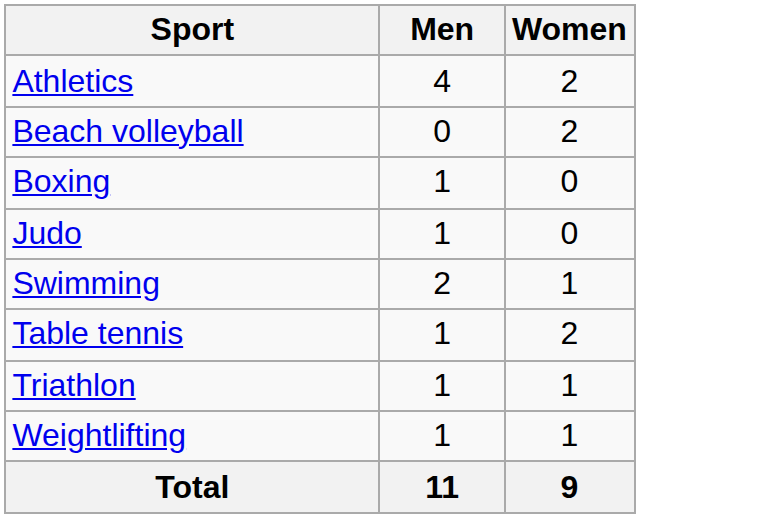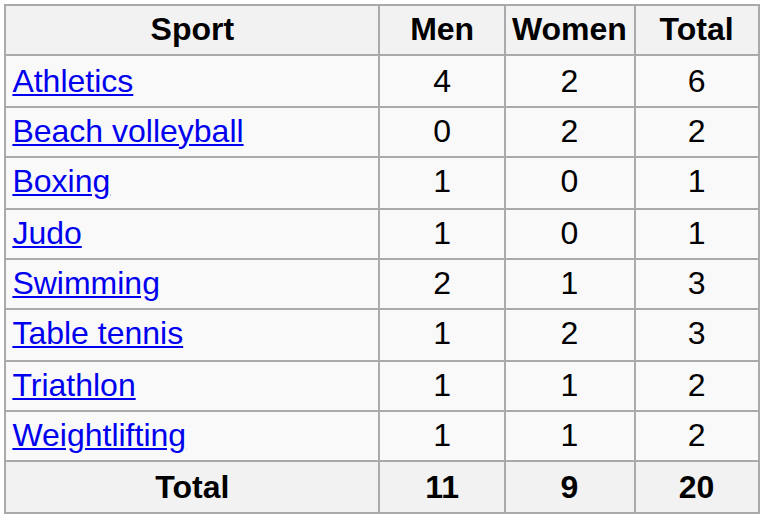+ column: (697, 29)
